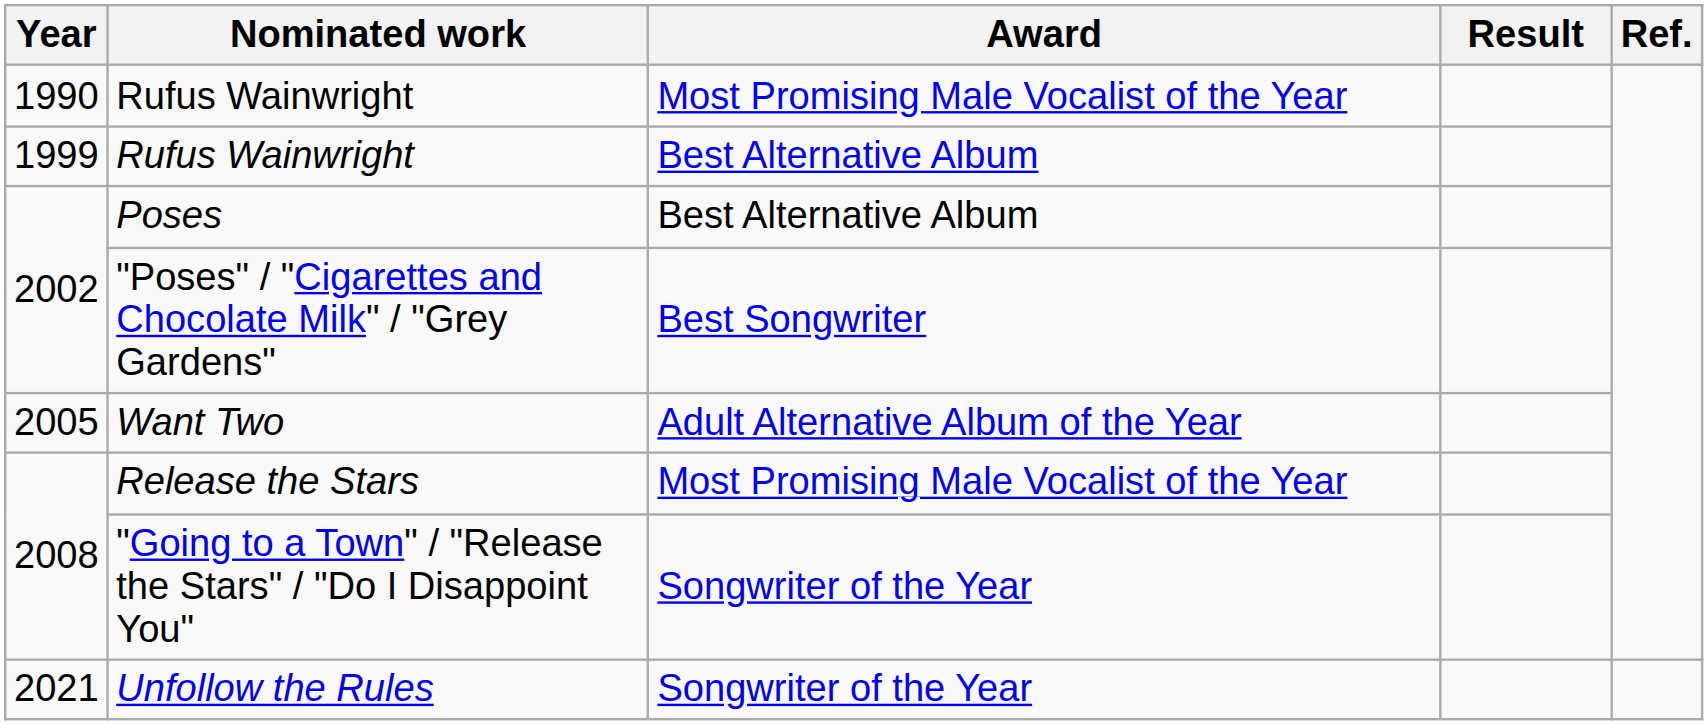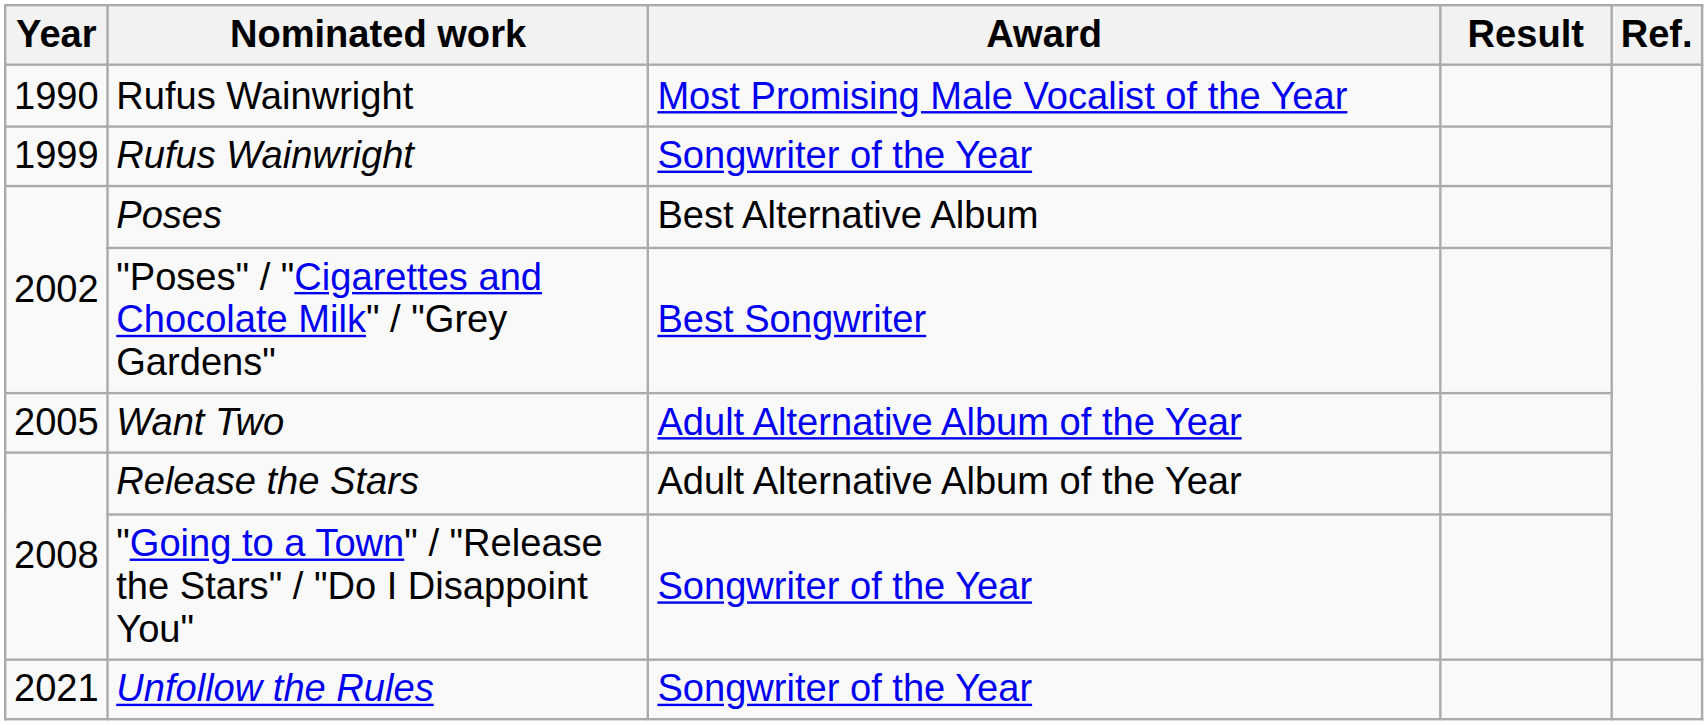(848, 155) Best Alternative Album -> (845, 155) Songwriter of the Year
(1002, 482) Most Promising Male Vocalist of the Year -> (950, 482) Adult Alternative Album of the Year
